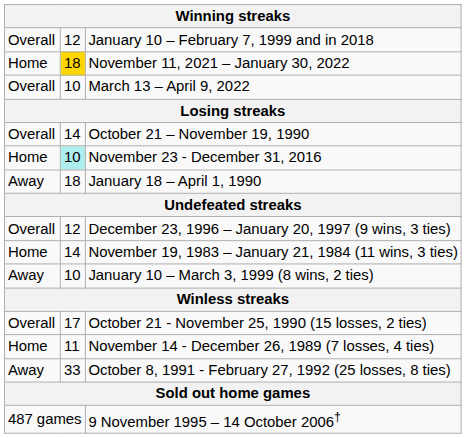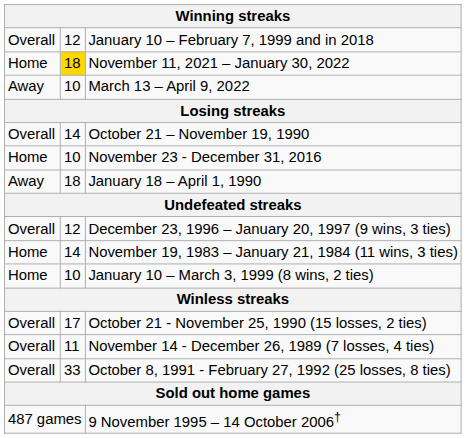(31, 87) Overall -> (26, 87) Away
(72, 157) paleturquoise background -> (72, 157) no background
(26, 275) Away -> (28, 275) Home
(28, 346) Home -> (31, 346) Overall
(26, 370) Away -> (31, 370) Overall
